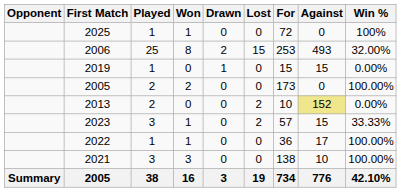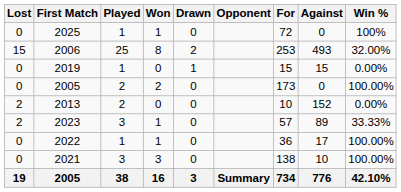columns swapped: (34, 13) <-> (259, 13)
(322, 104) khaki background -> (322, 104) no background
(322, 123) 15 -> (322, 123) 89
